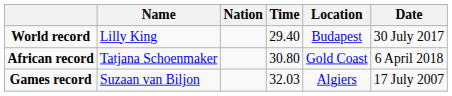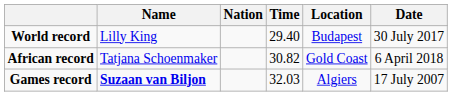(284, 58) 30.80 -> (284, 58) 30.82
(150, 79) normal -> (153, 79) bold
